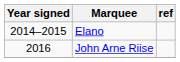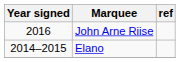rows swapped: (89, 31) <-> (114, 48)
